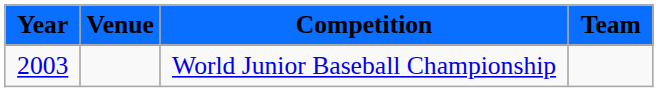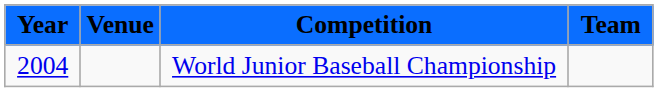(43, 65) 2003 -> (43, 65) 2004
